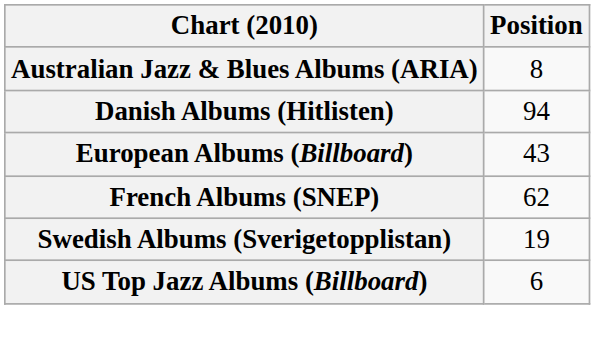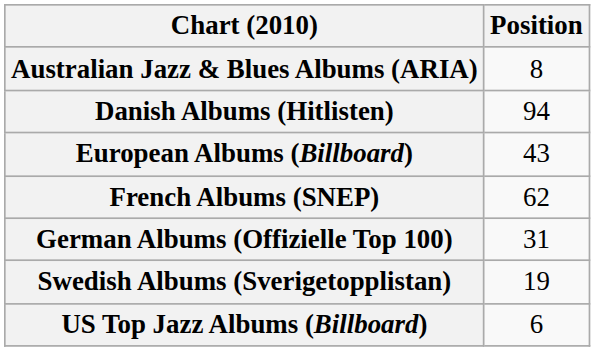+ row: (244, 238)
